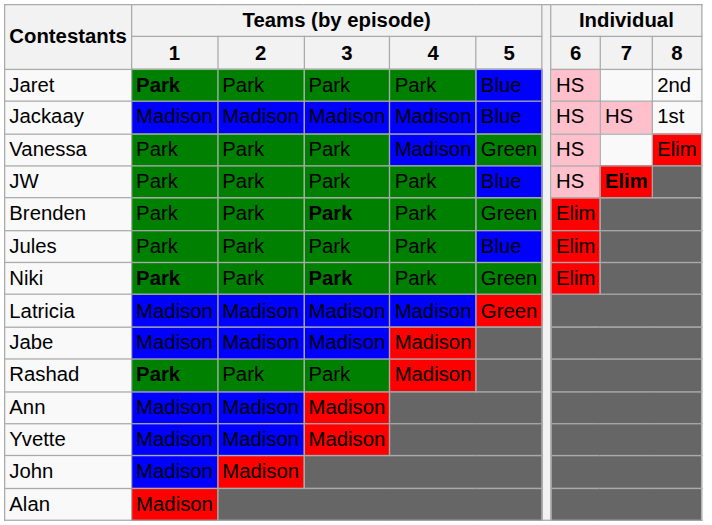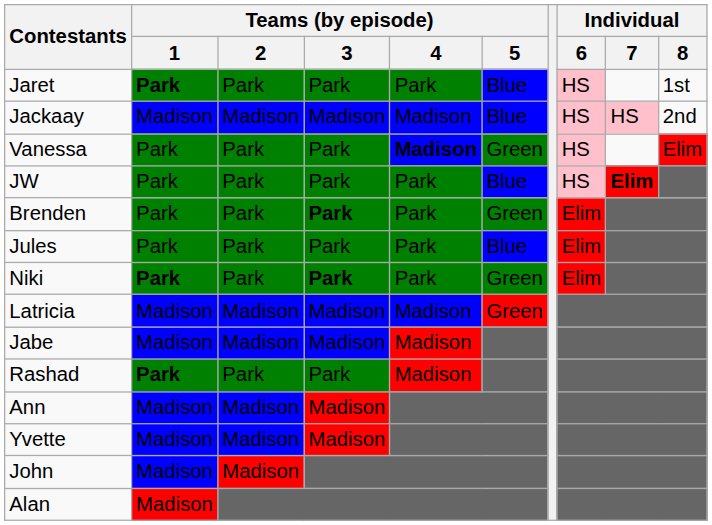(674, 85) 2nd -> (676, 85) 1st
(671, 117) 1st -> (680, 117) 2nd
(433, 149) normal -> (436, 149) bold
